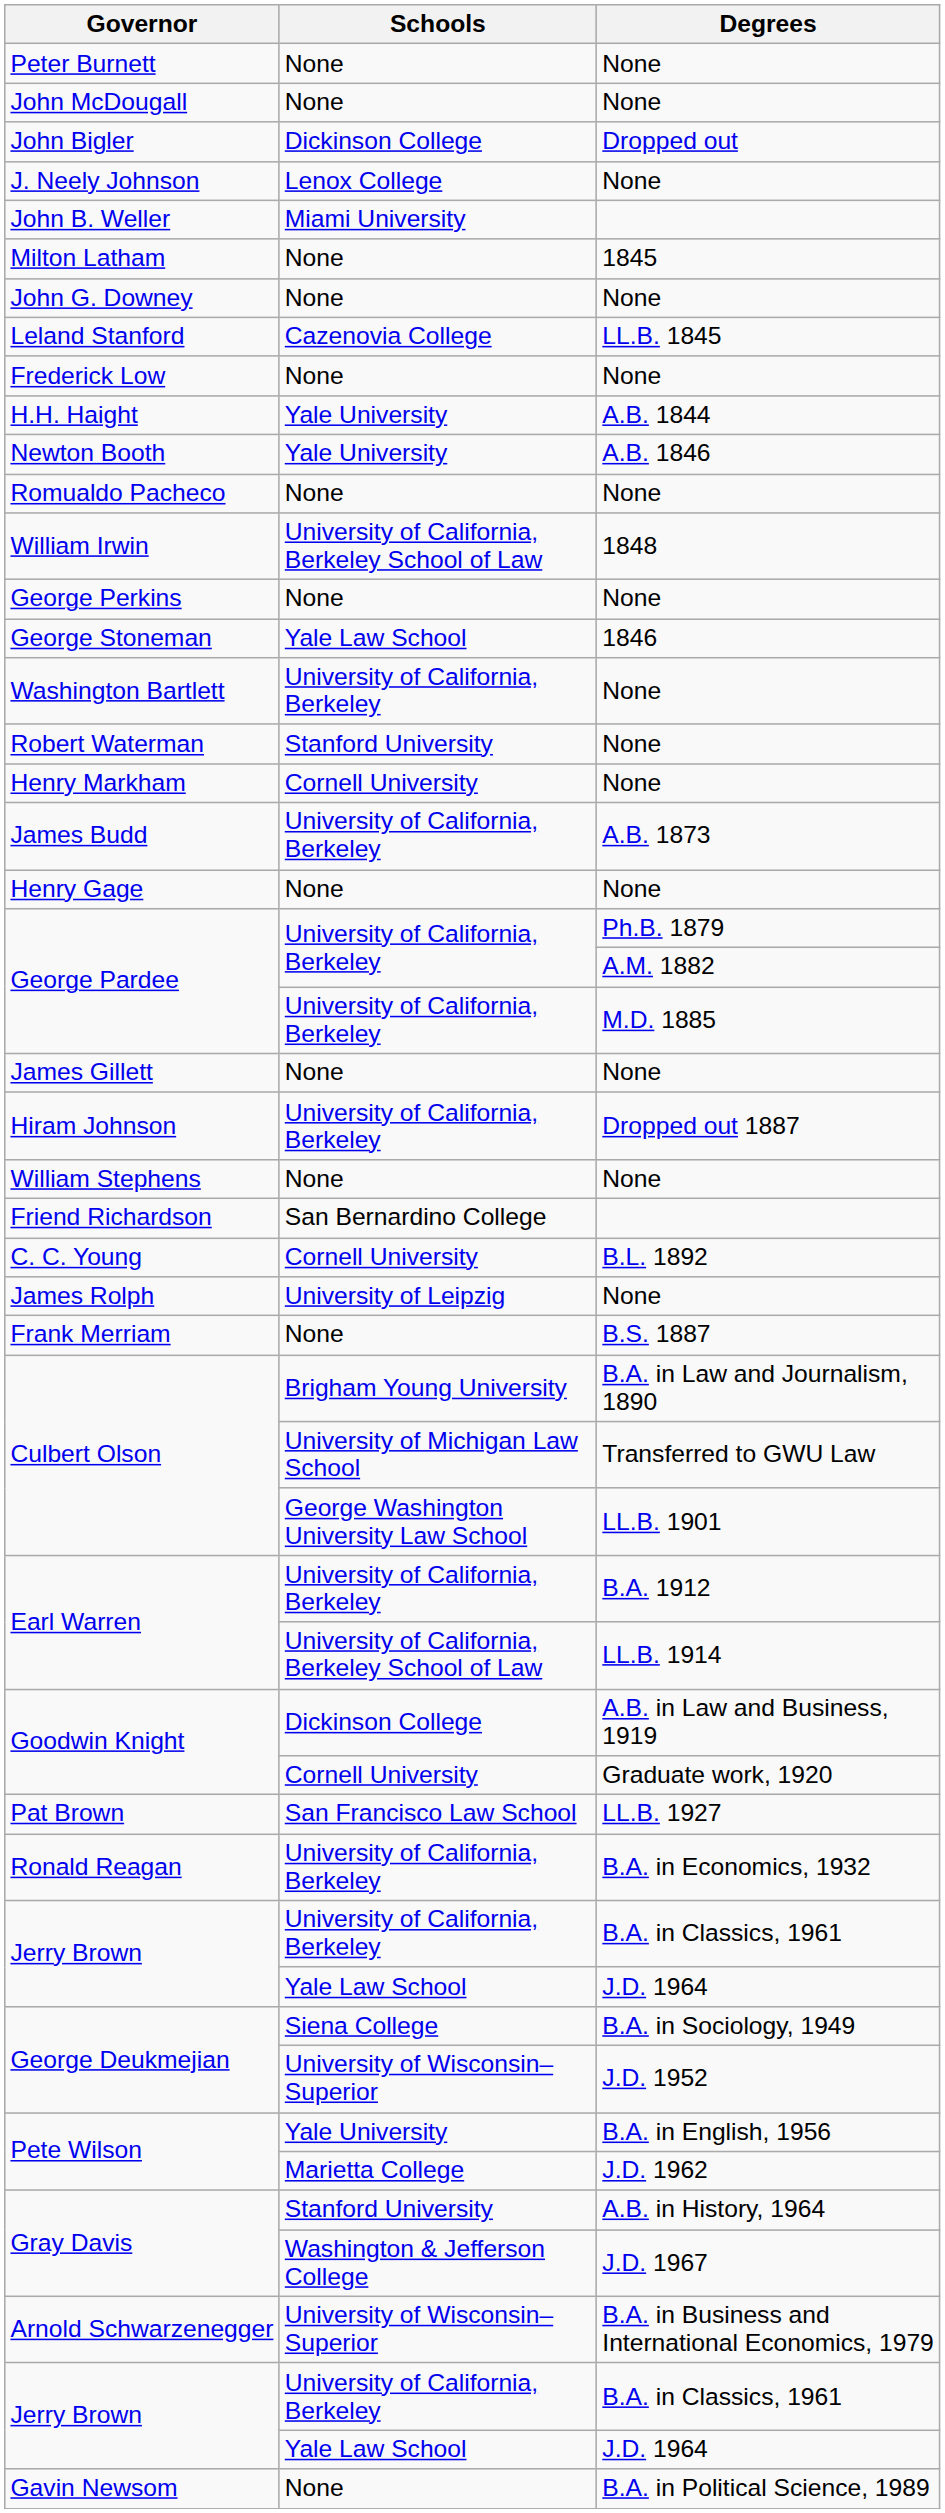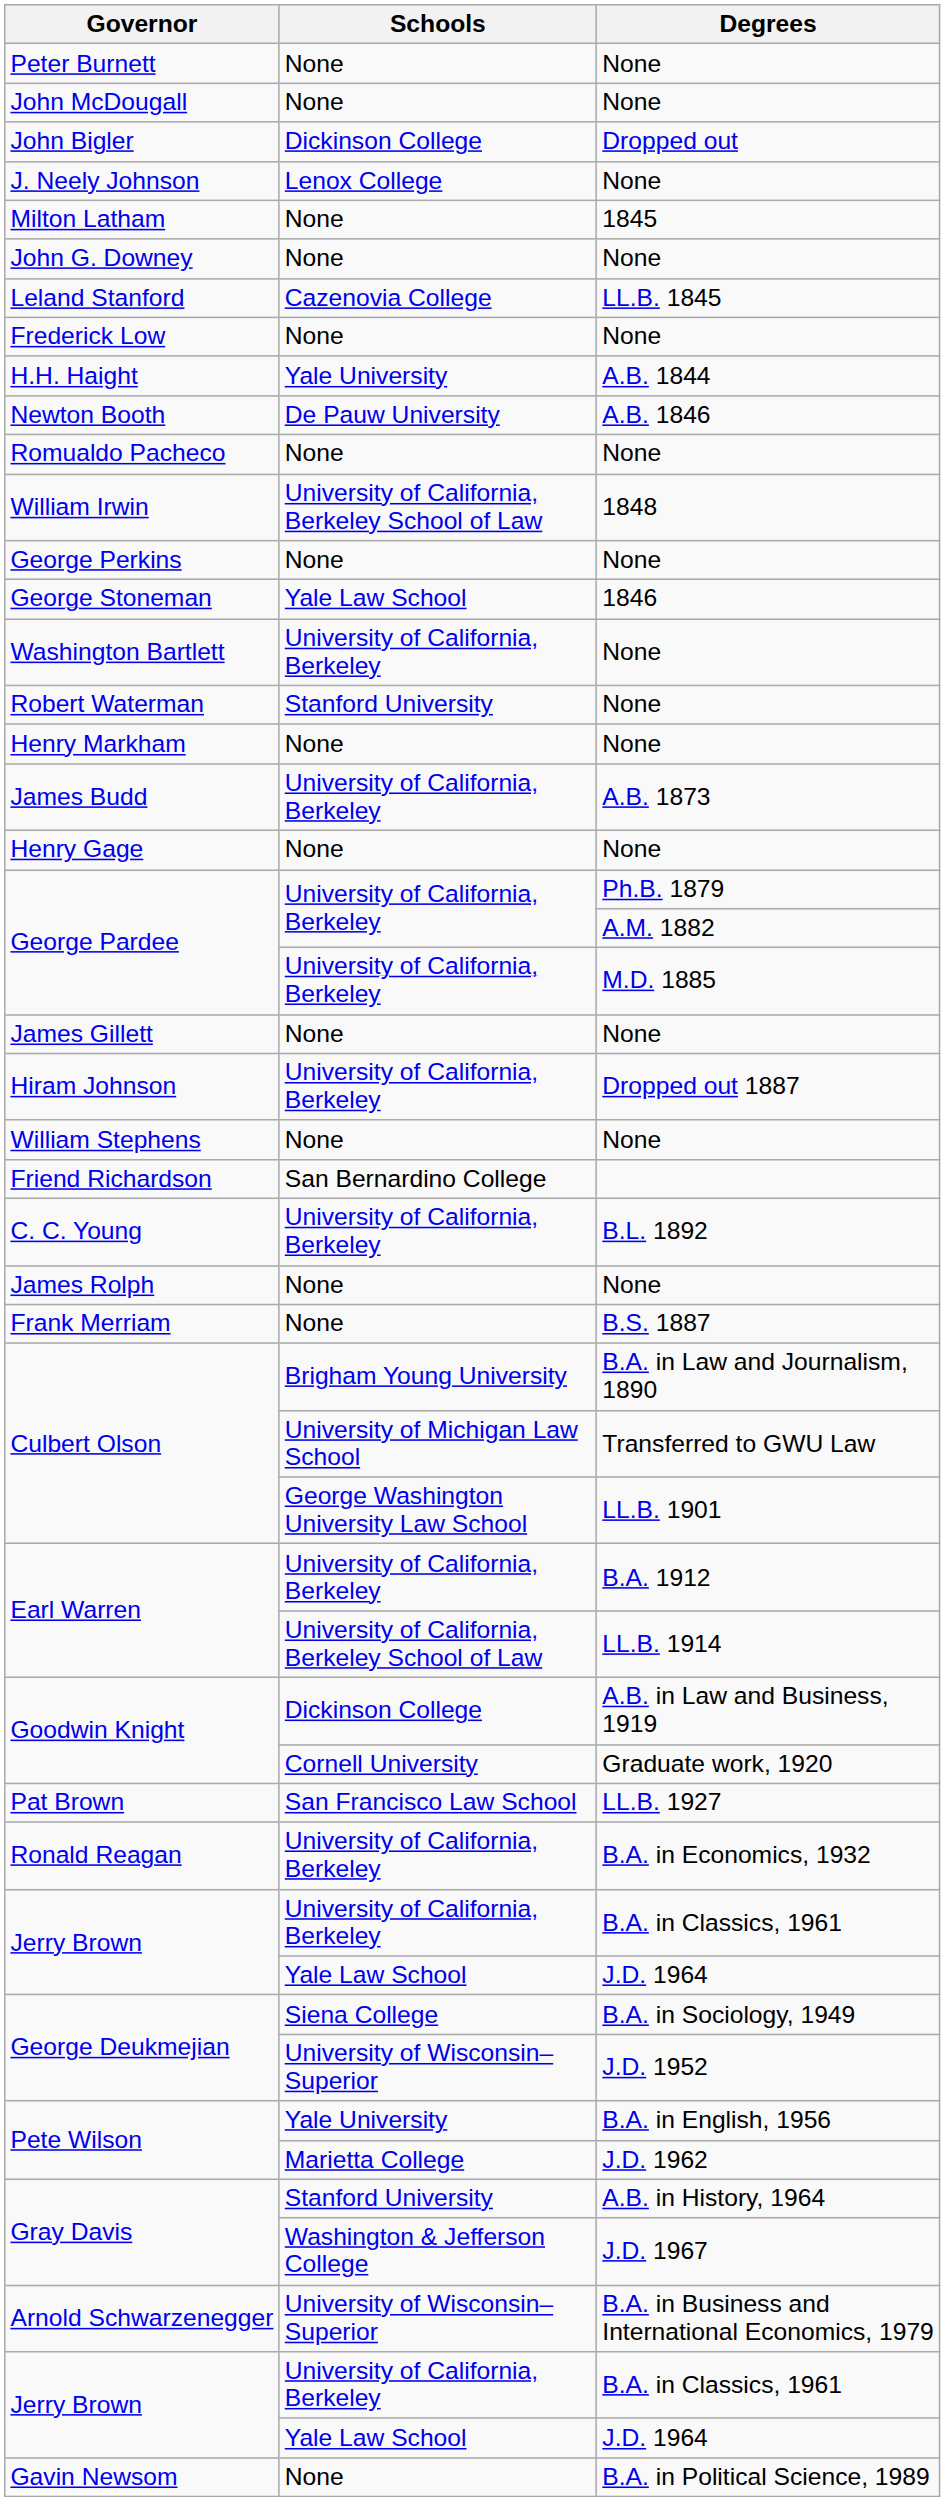- row: (90, 219)
(366, 453) Yale University -> (392, 414) De Pauw University
(381, 782) Cornell University -> (314, 743) None
(381, 1256) Cornell University -> (411, 1231) University of California, Berkeley
(395, 1295) University of Leipzig -> (314, 1284) None
